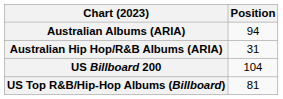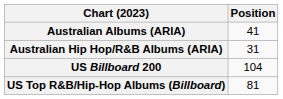(253, 31) 94 -> (253, 31) 41
